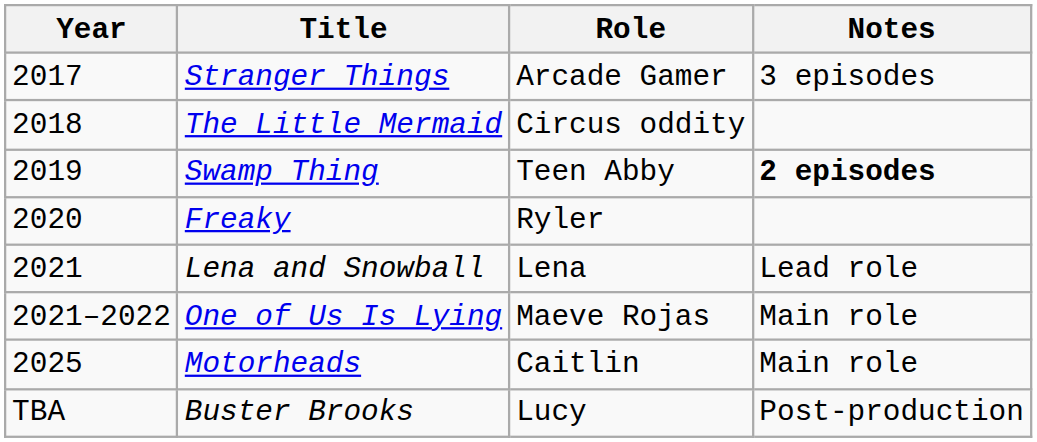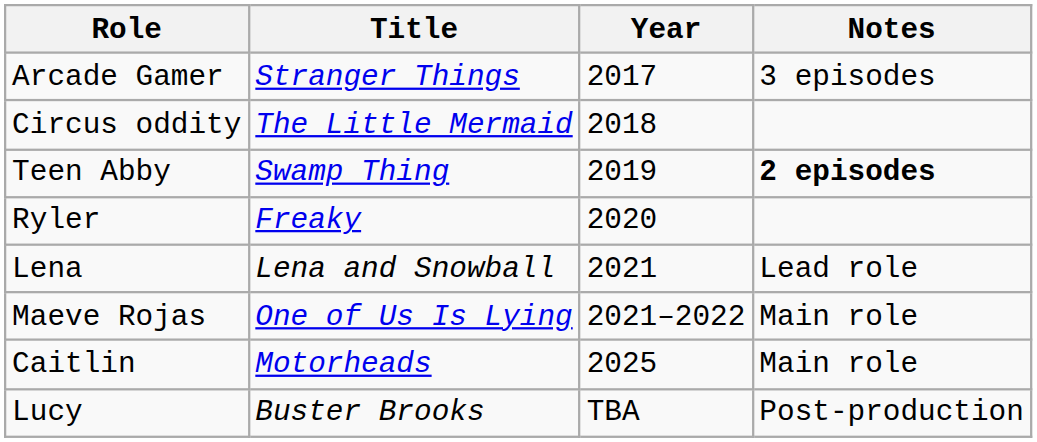columns swapped: (91, 29) <-> (631, 29)
